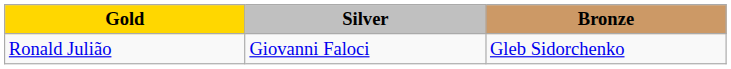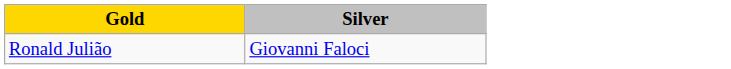- column: (606, 19)
